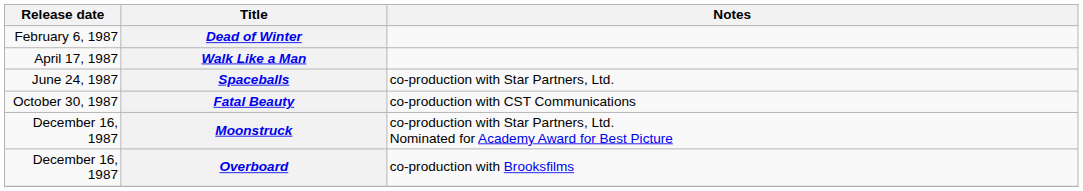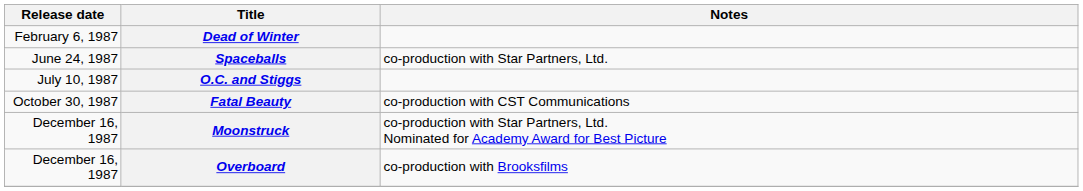- row: (254, 58)
+ row: (251, 79)
